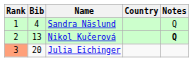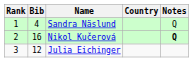(37, 37) 13 -> (37, 37) 16
(16, 50) lightsalmon background -> (16, 50) no background
(37, 50) 20 -> (37, 50) 12
